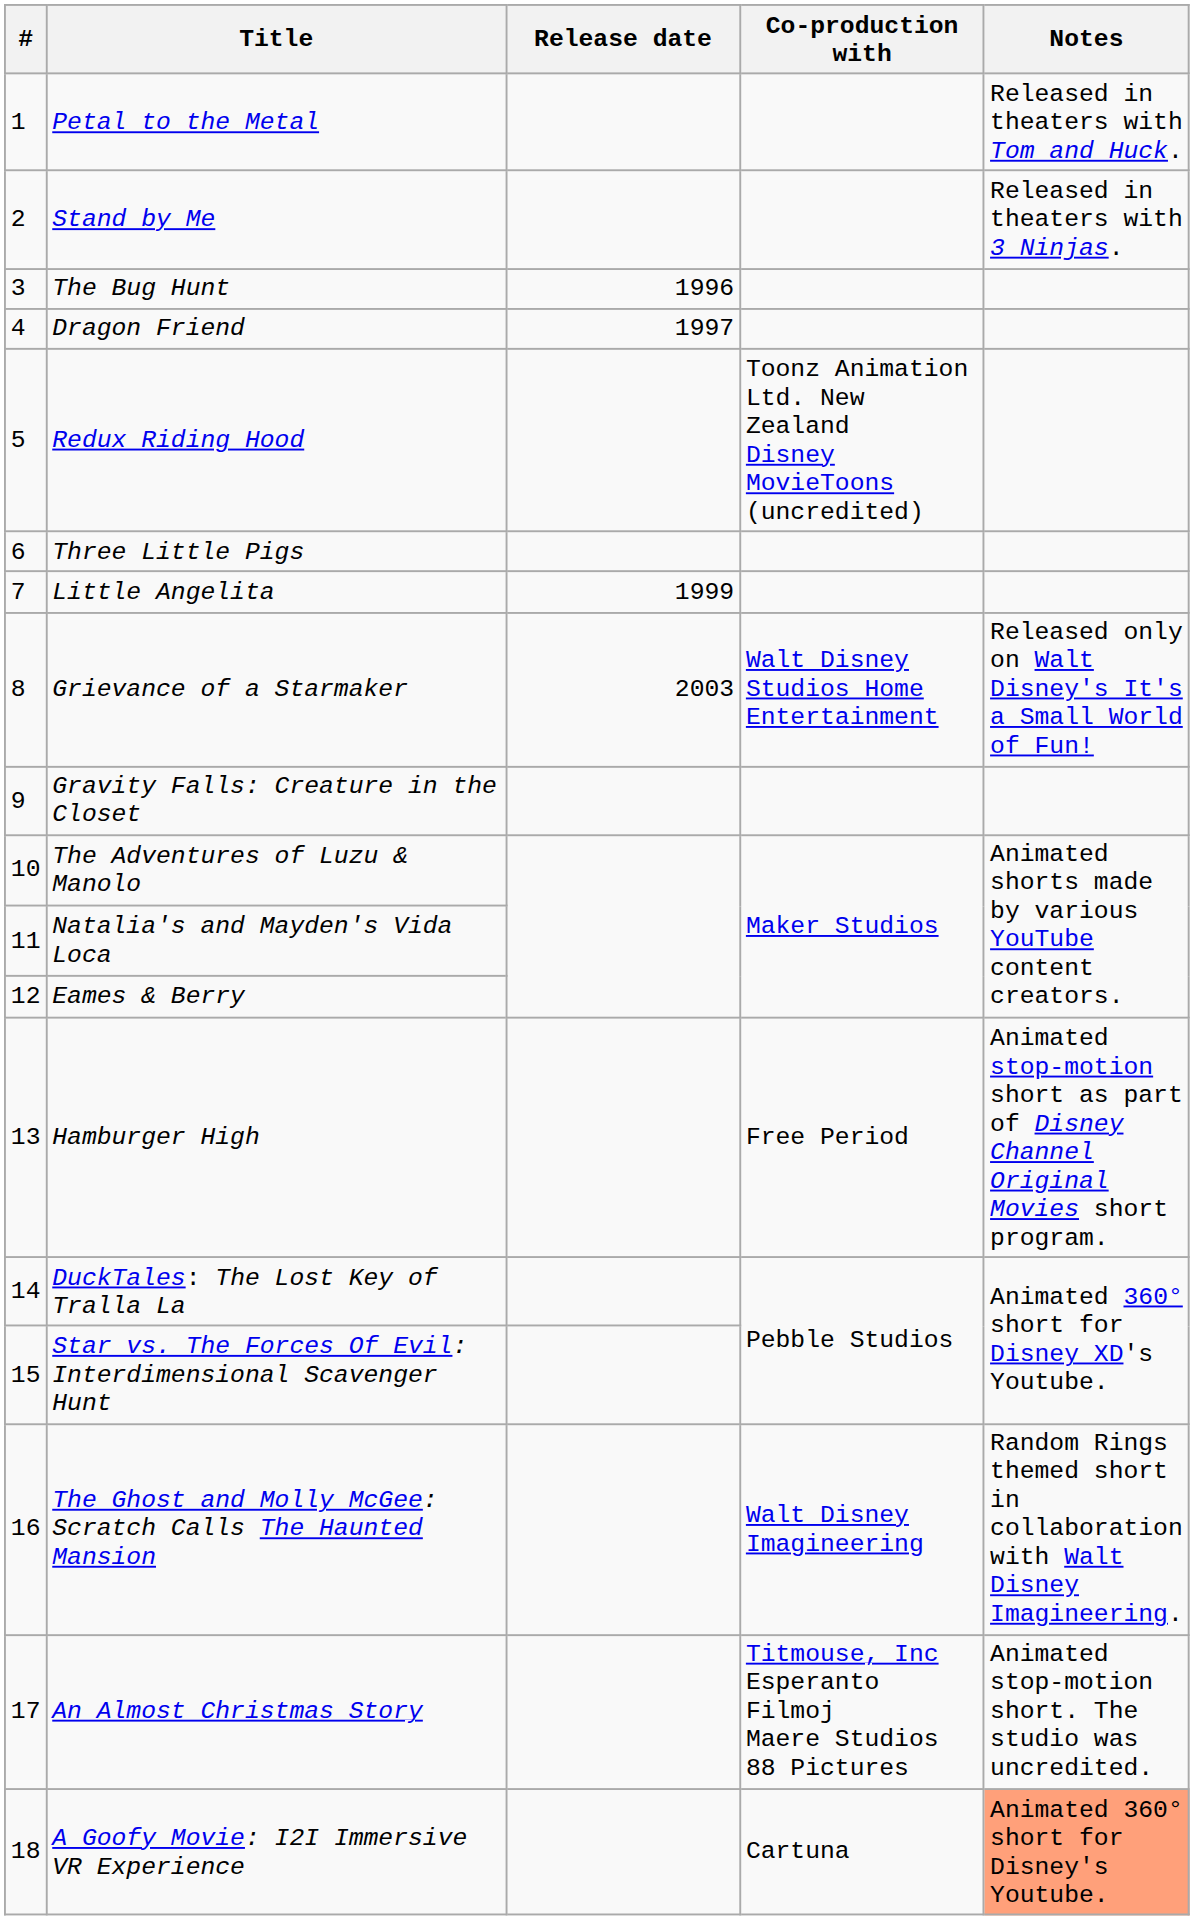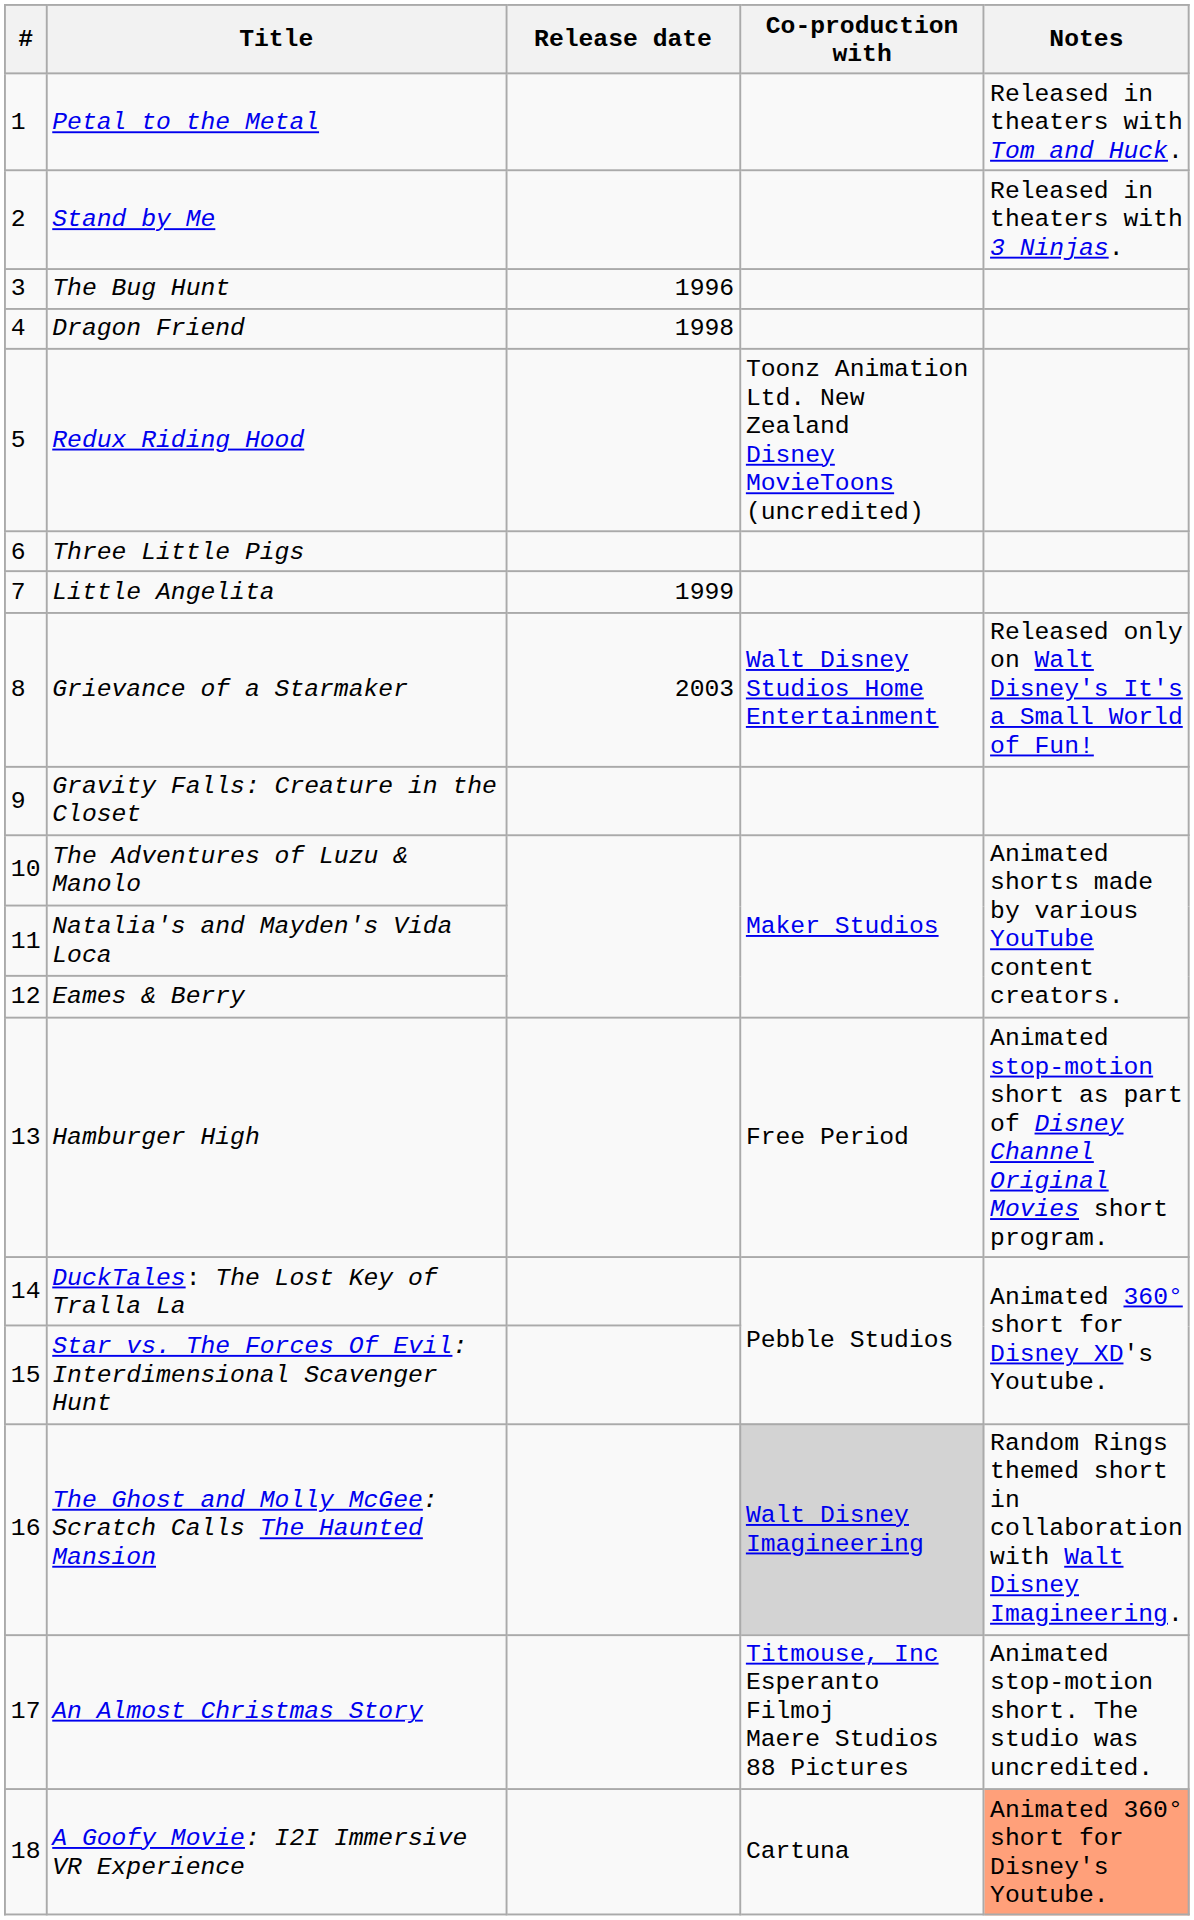(704, 329) 1997 -> (704, 329) 1998
(835, 1529) no background -> (835, 1529) lightgrey background
